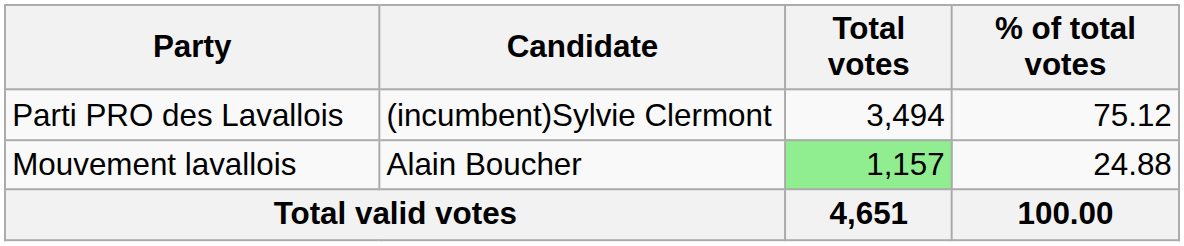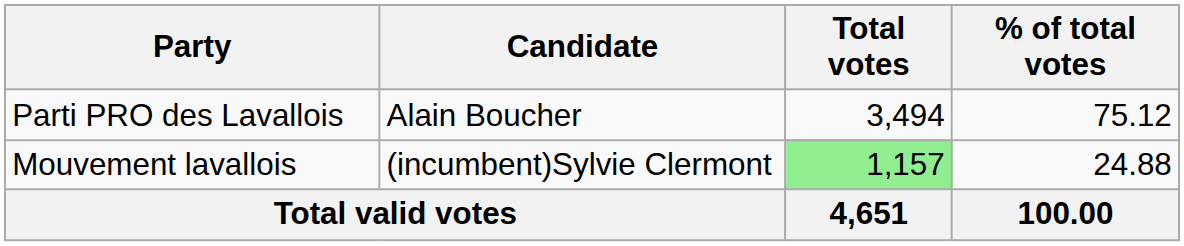(579, 114) (incumbent)Sylvie Clermont -> (484, 114) Alain Boucher
(484, 164) Alain Boucher -> (579, 164) (incumbent)Sylvie Clermont
